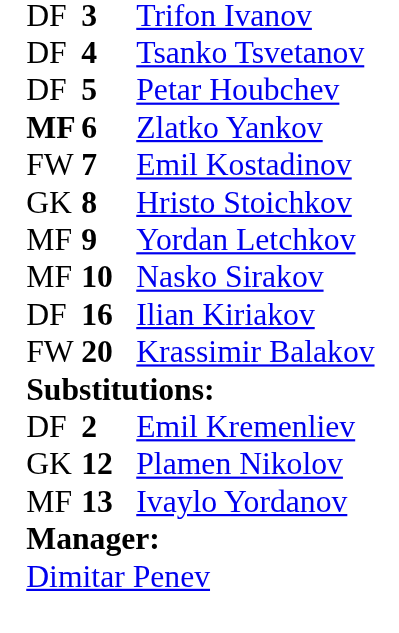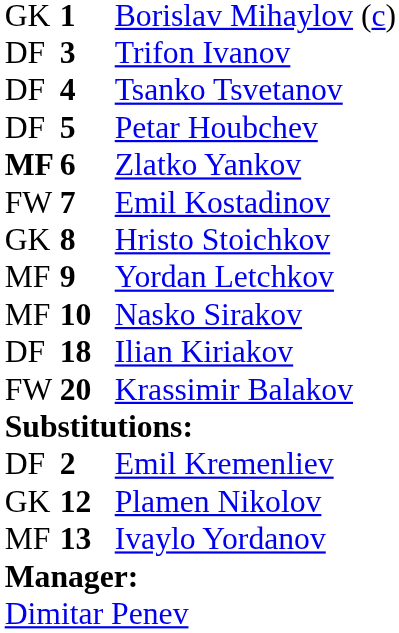+ row: (255, 15)
(97, 314) 16 -> (76, 351) 18
